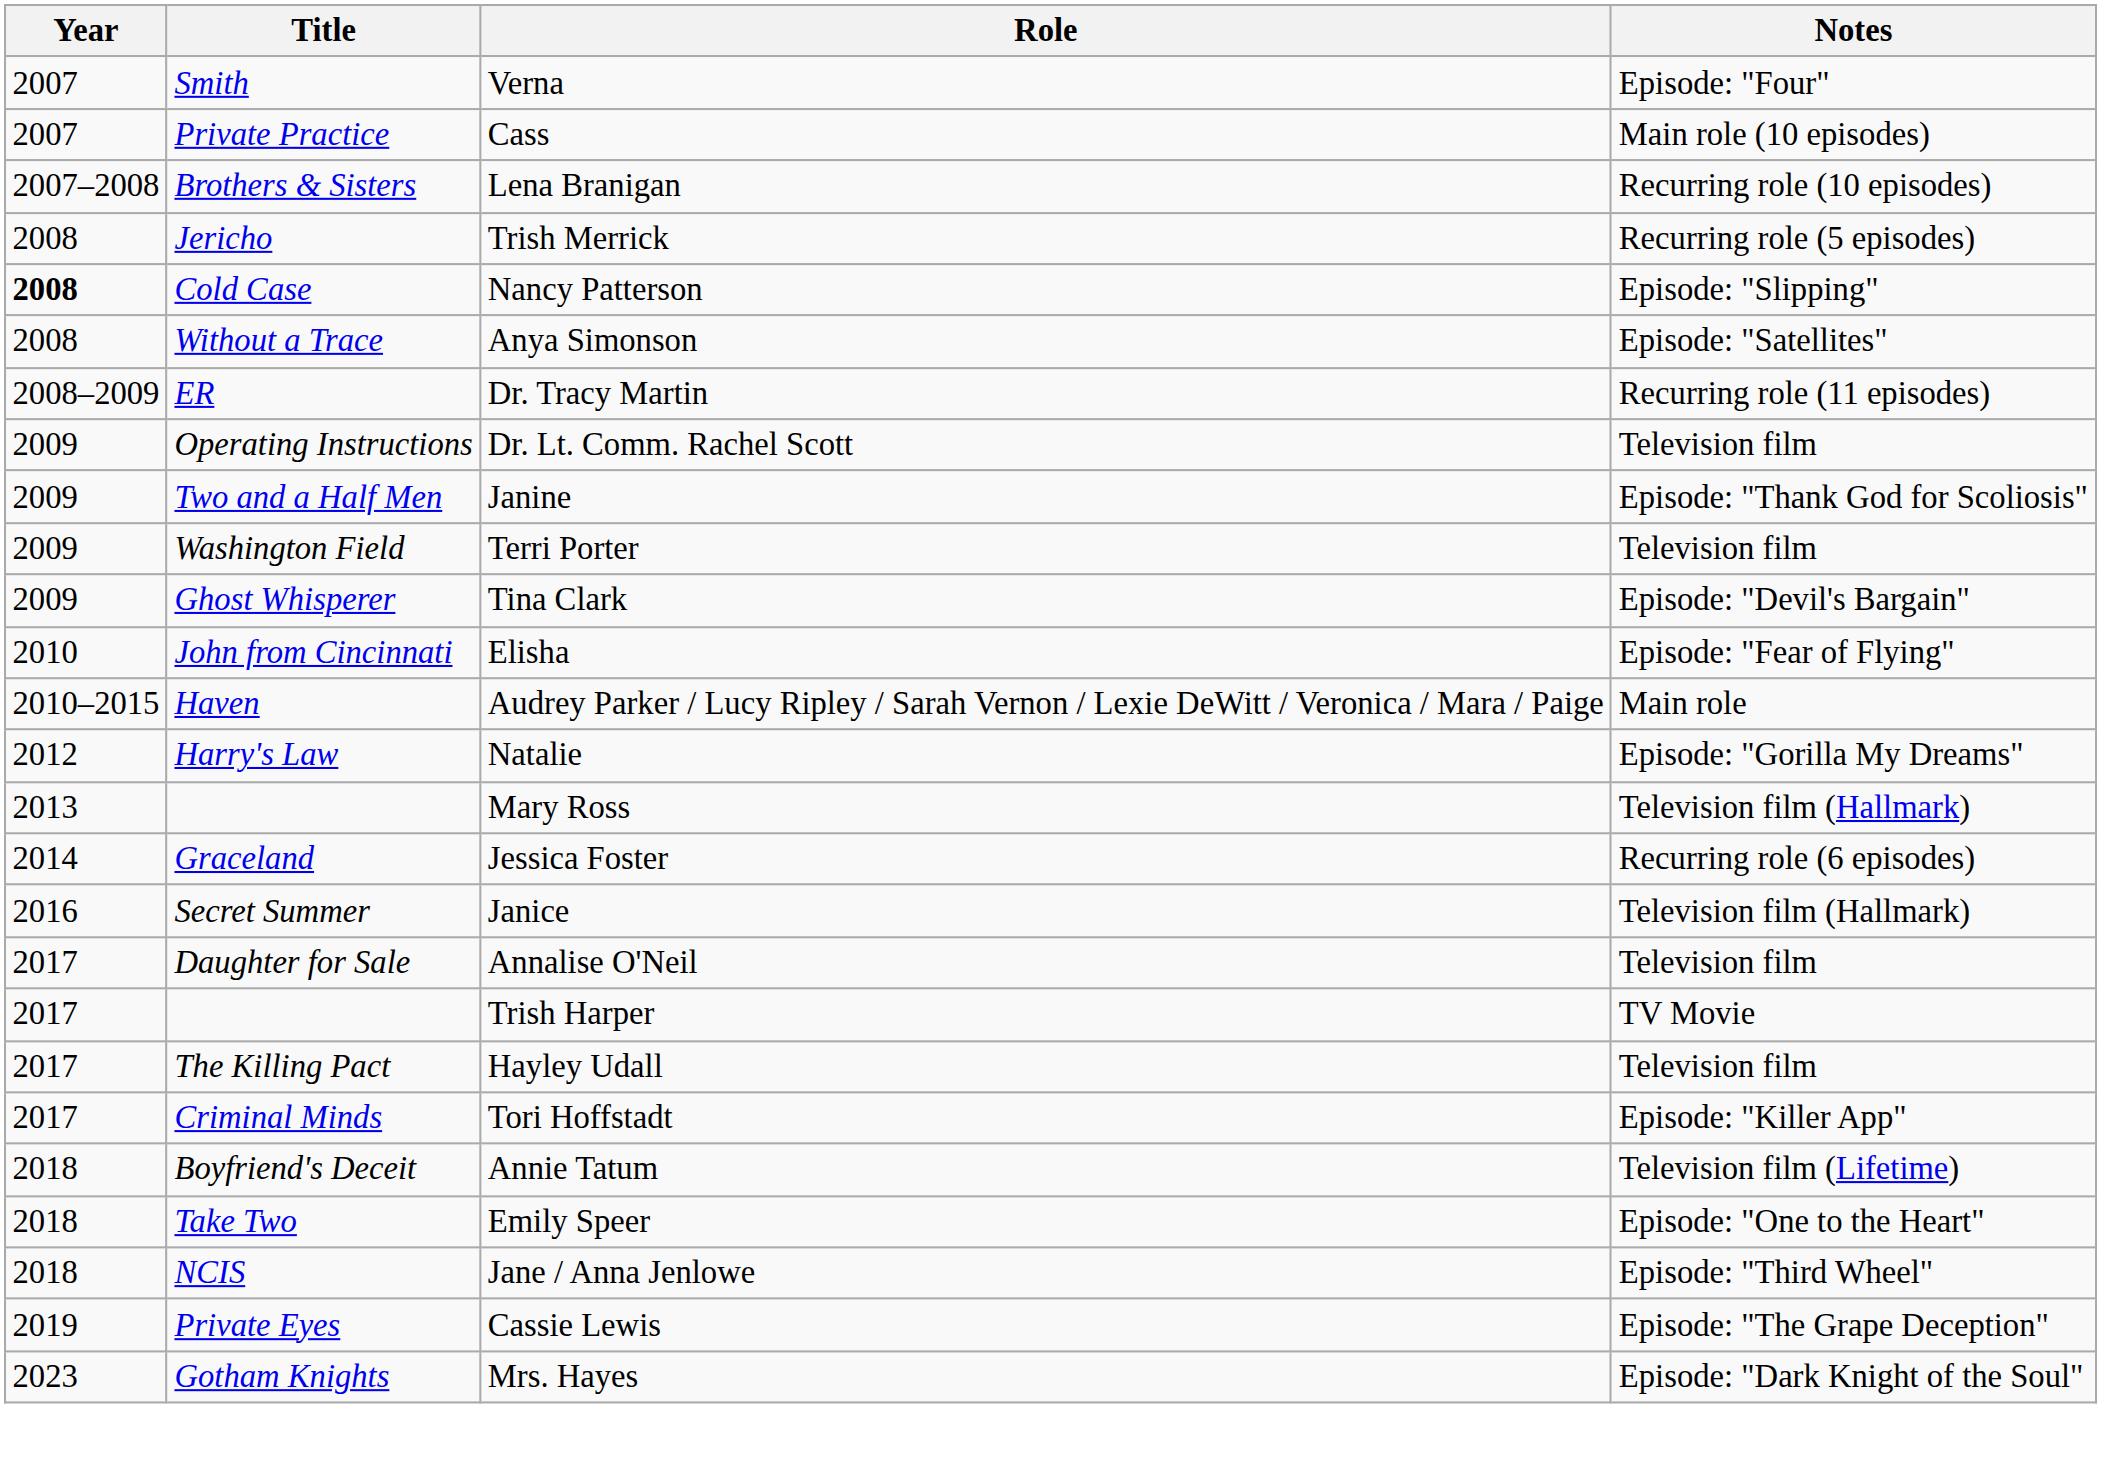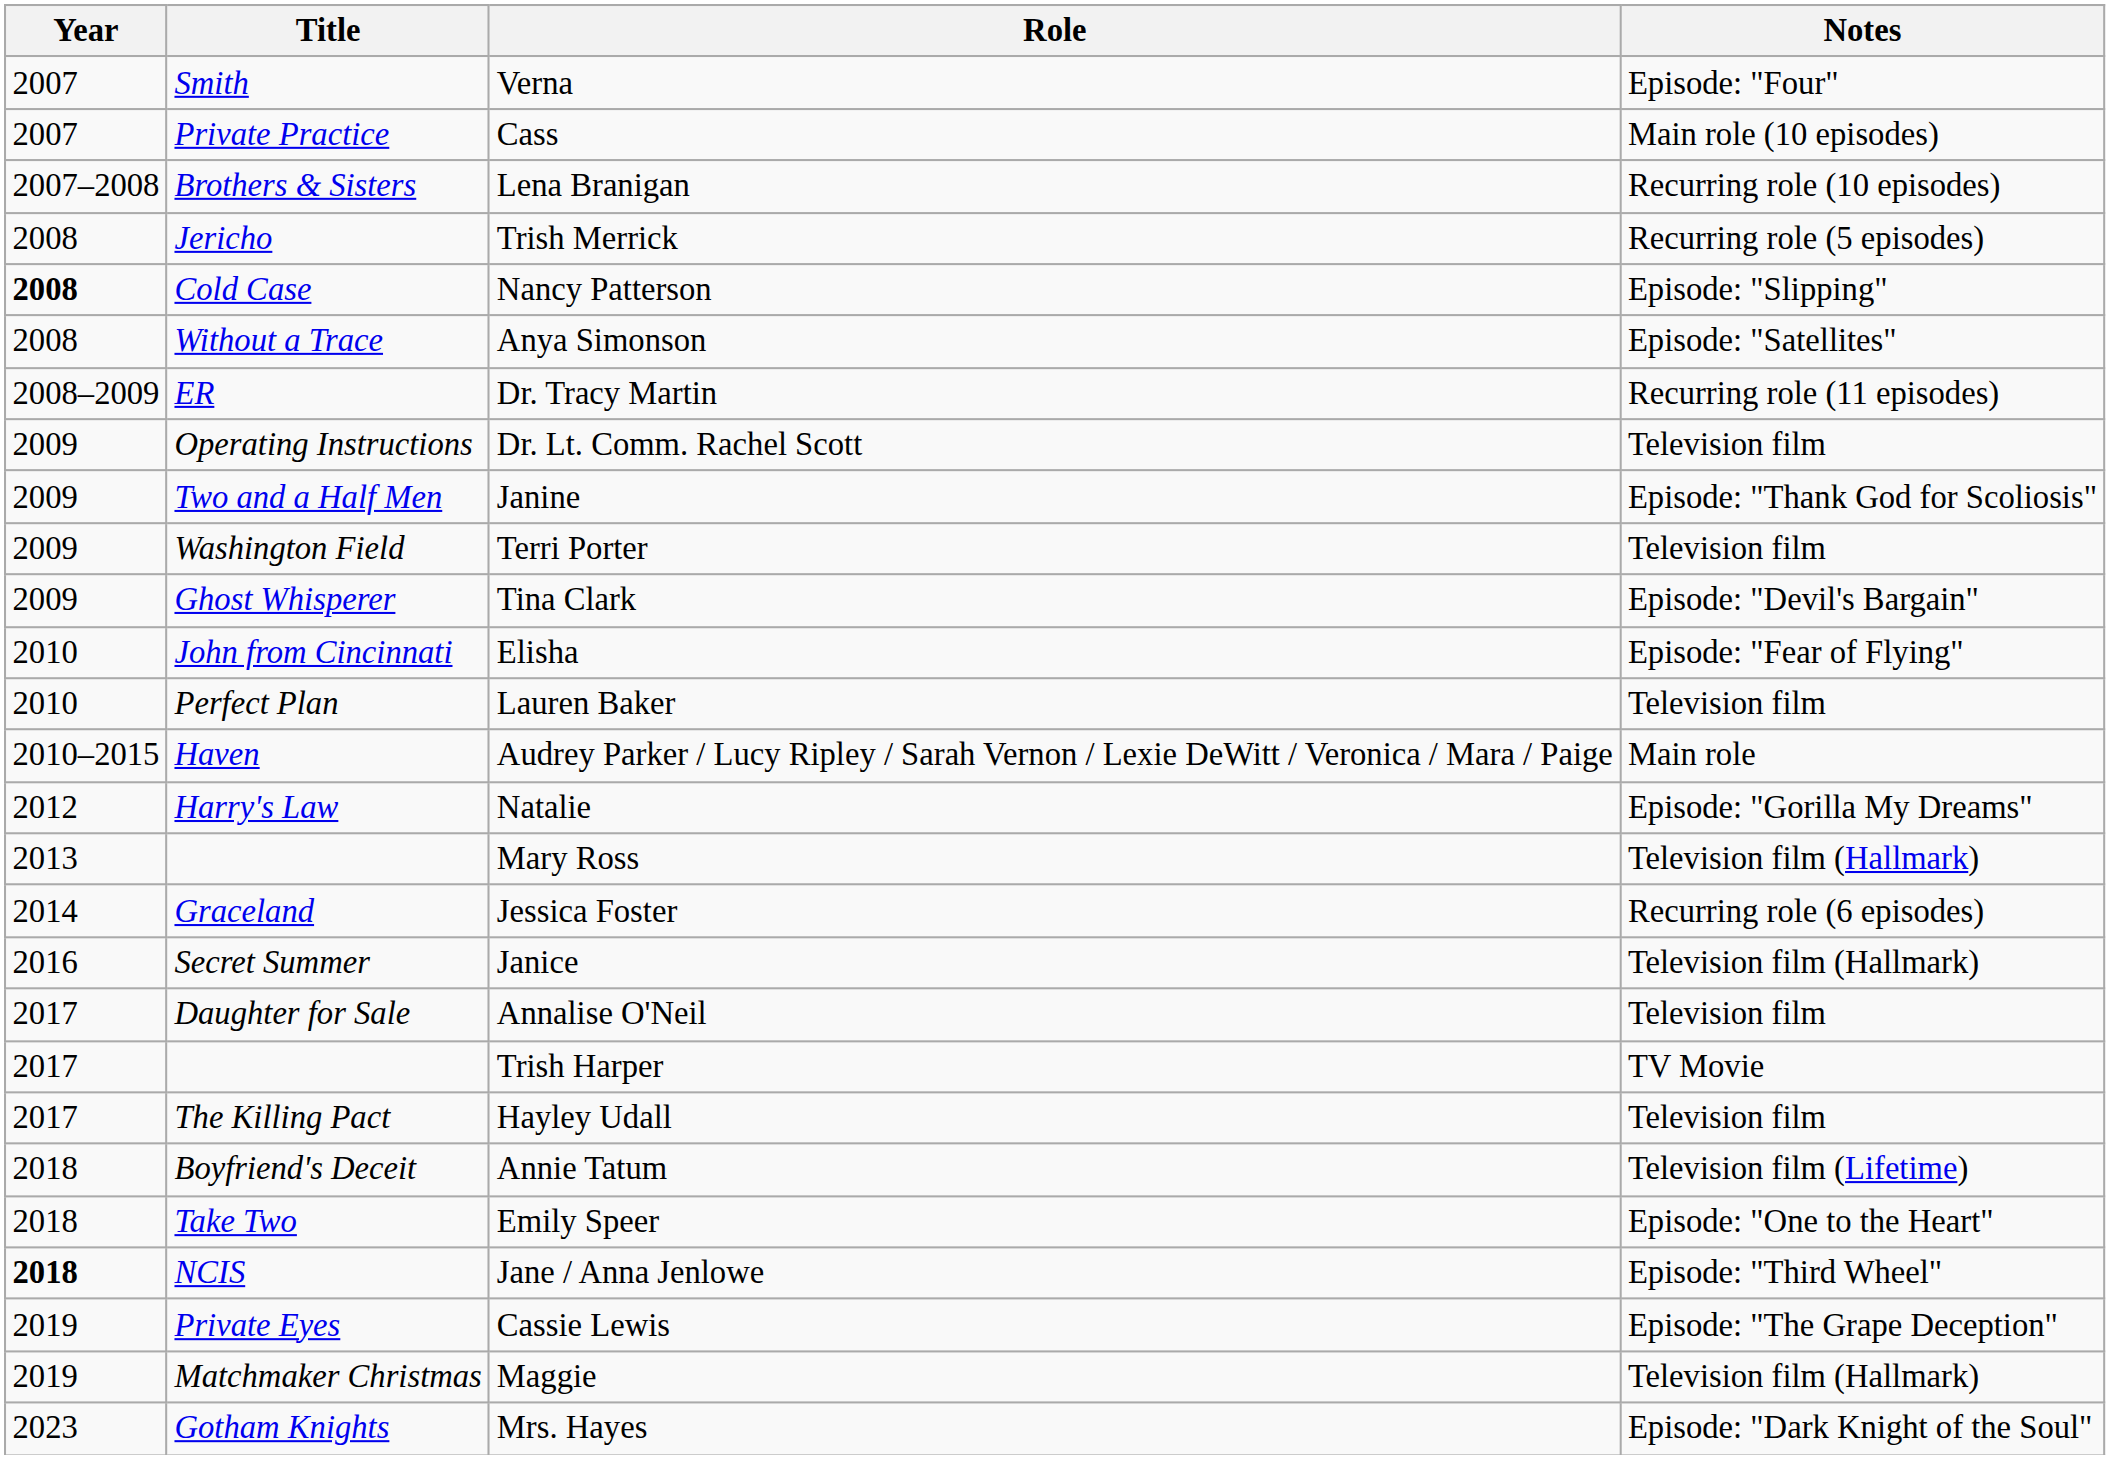+ row: (586, 703)
- row: (580, 1117)
(45, 1272) normal -> (45, 1272) bold
+ row: (547, 1376)
